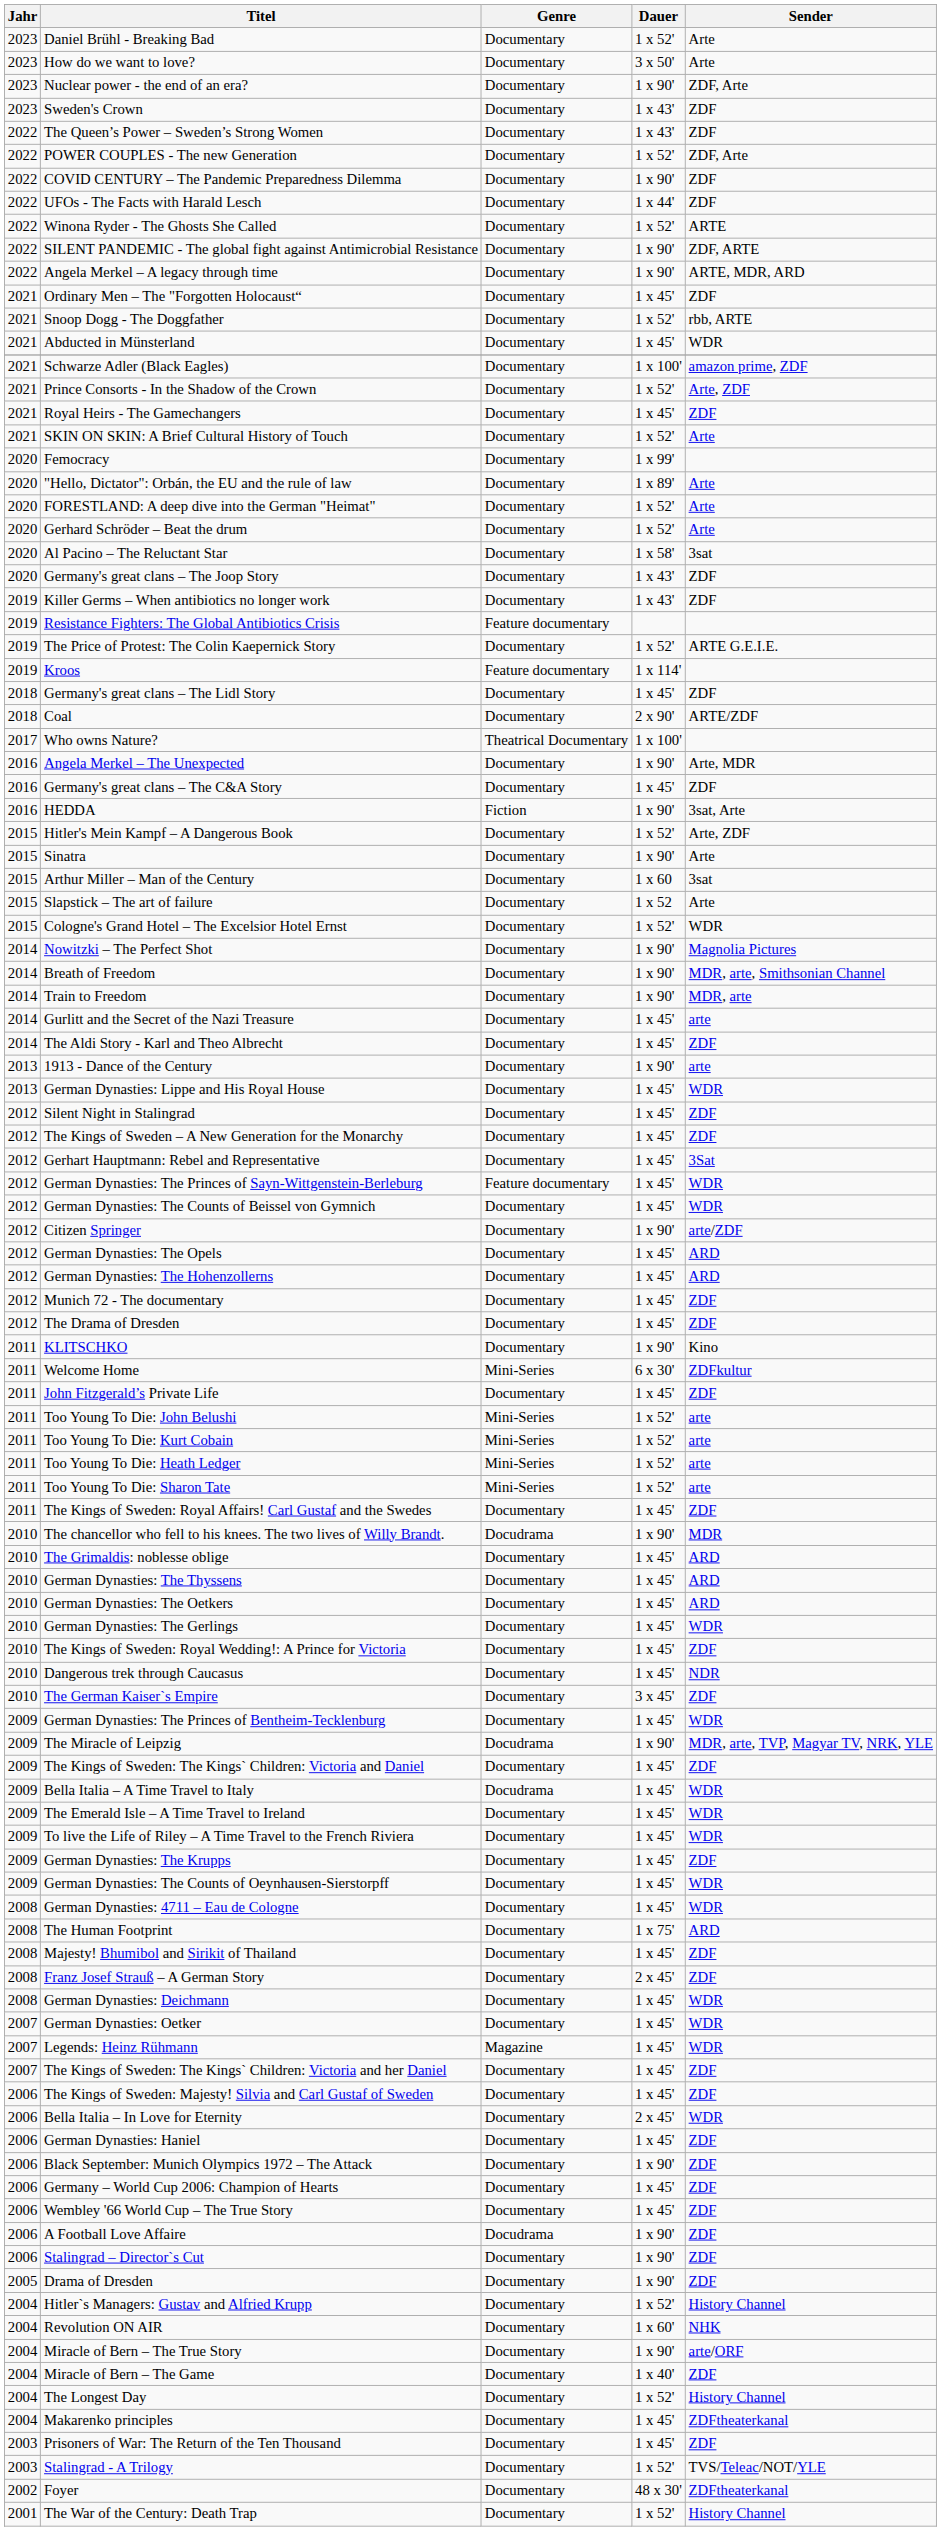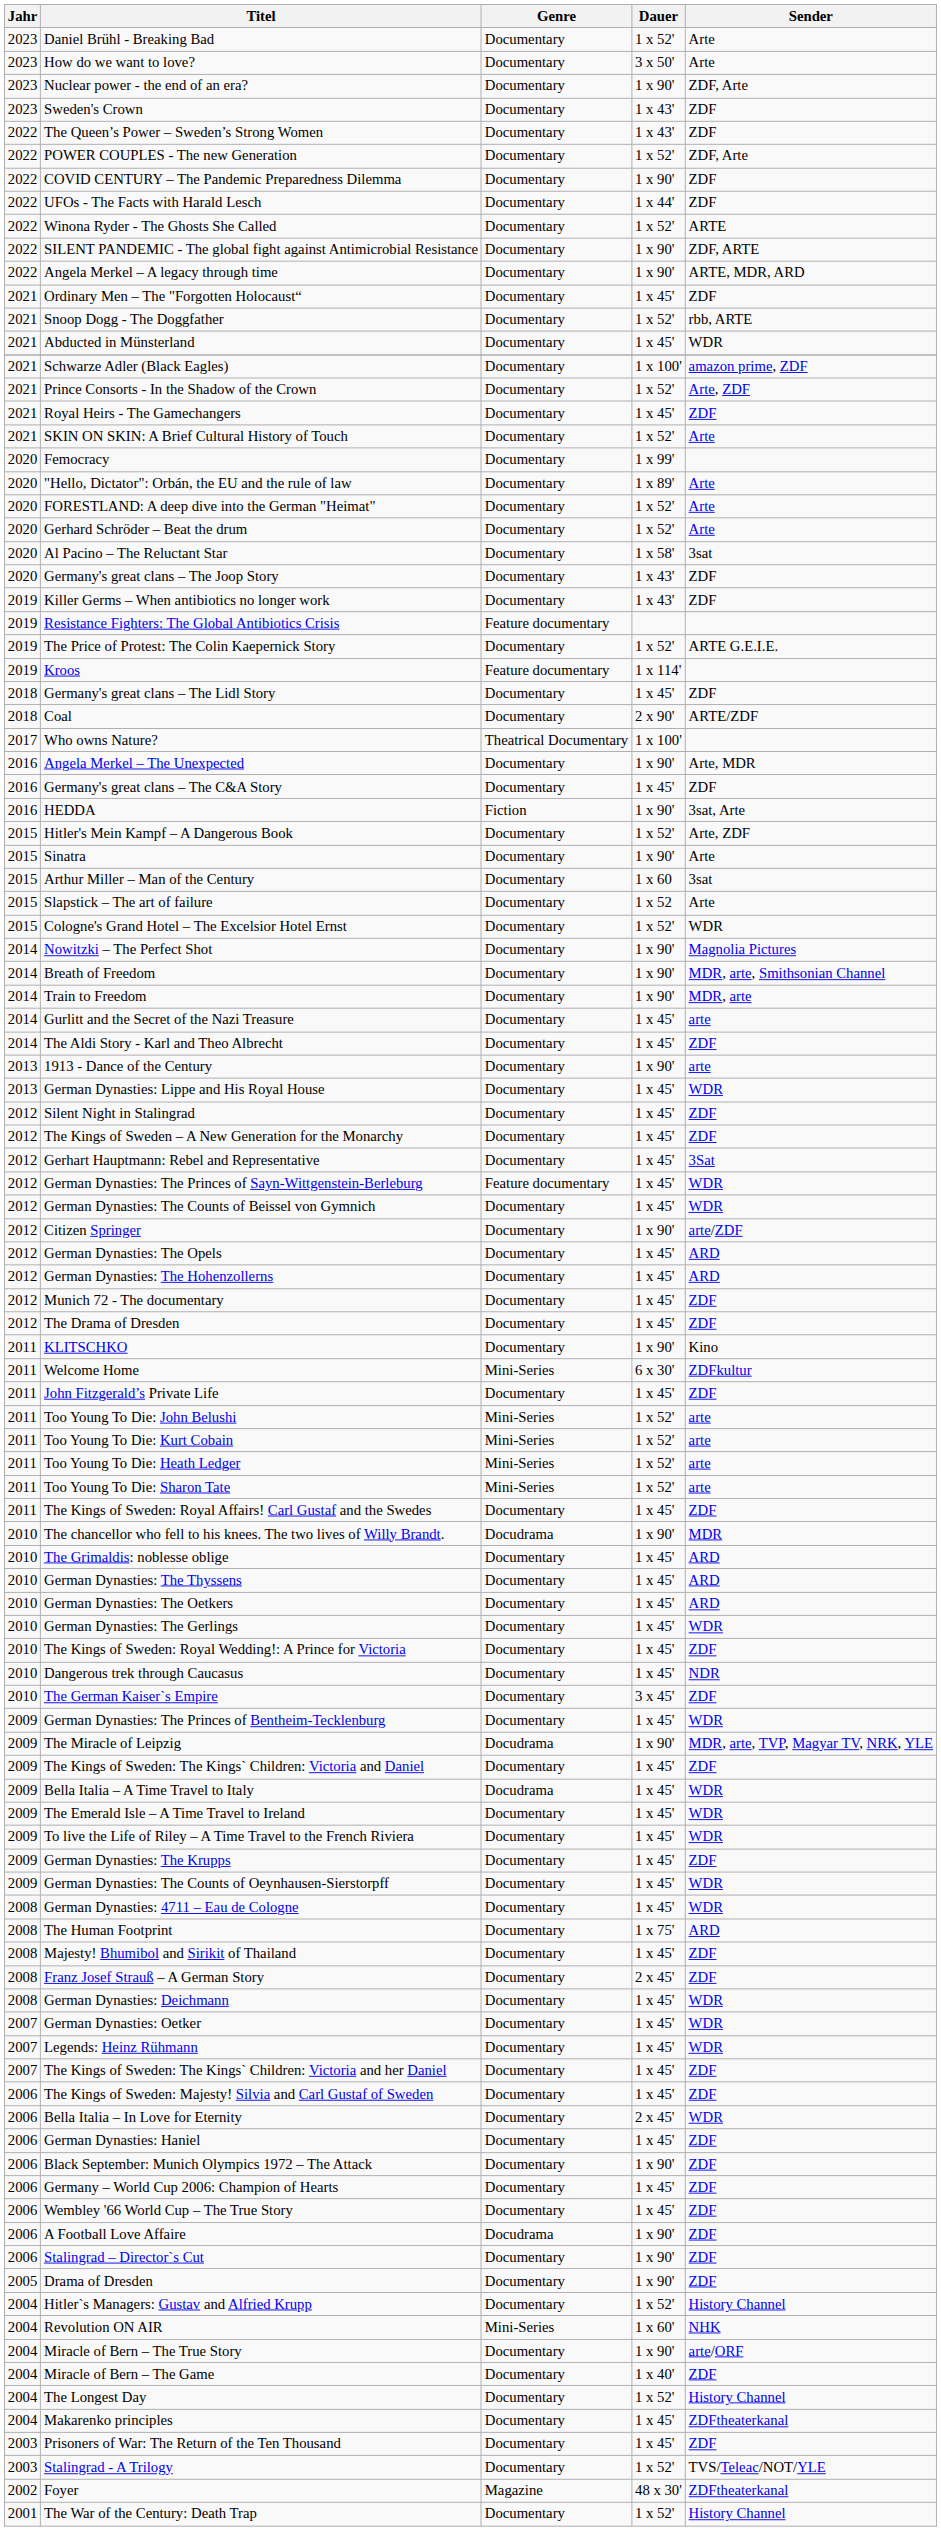(514, 2047) Magazine -> (525, 2047) Documentary
(525, 2327) Documentary -> (520, 2327) Mini-Series
(525, 2490) Documentary -> (514, 2490) Magazine
